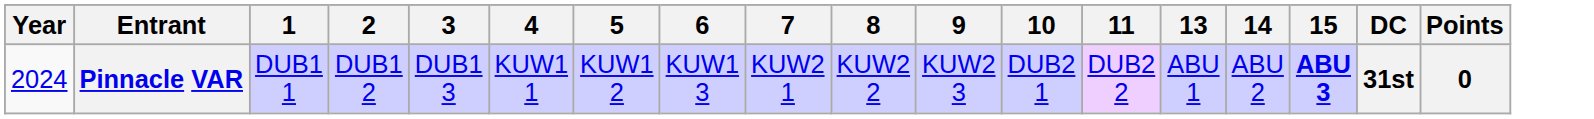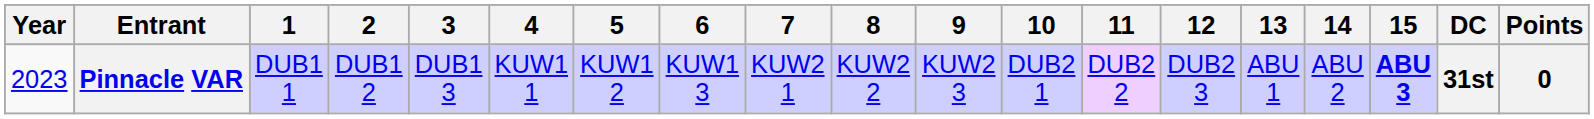+ column: (1201, 25)
(39, 79) 2024 -> (39, 79) 2023
